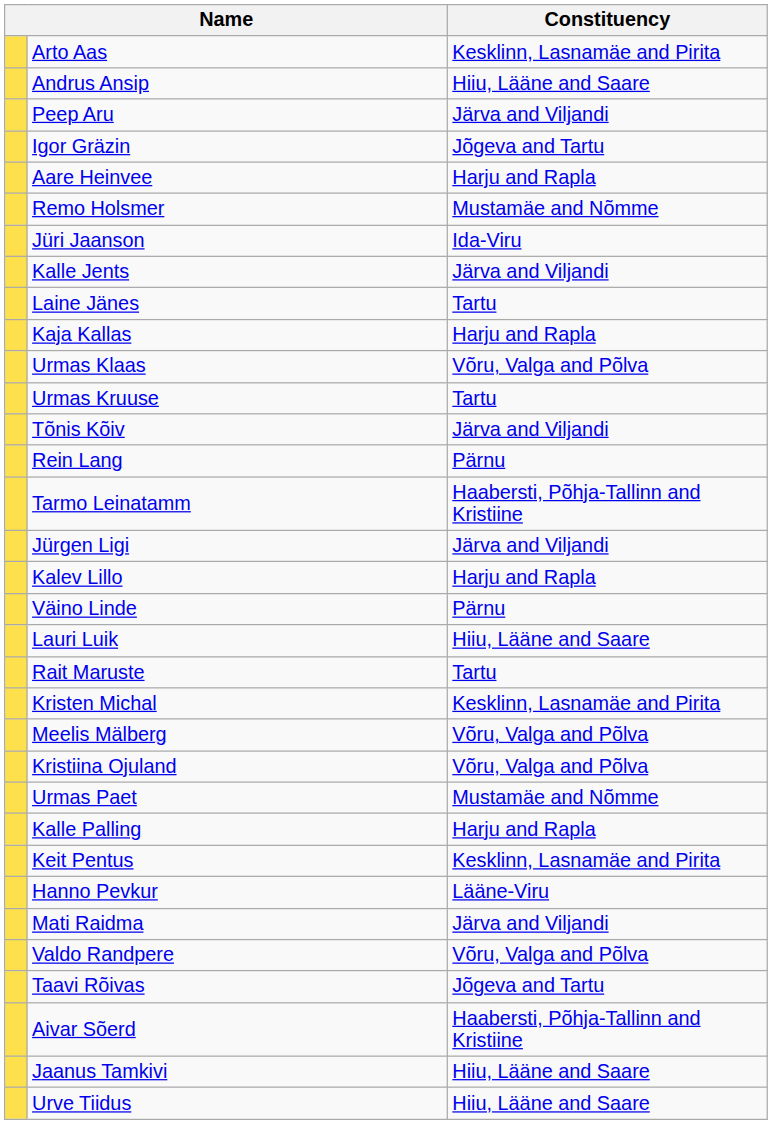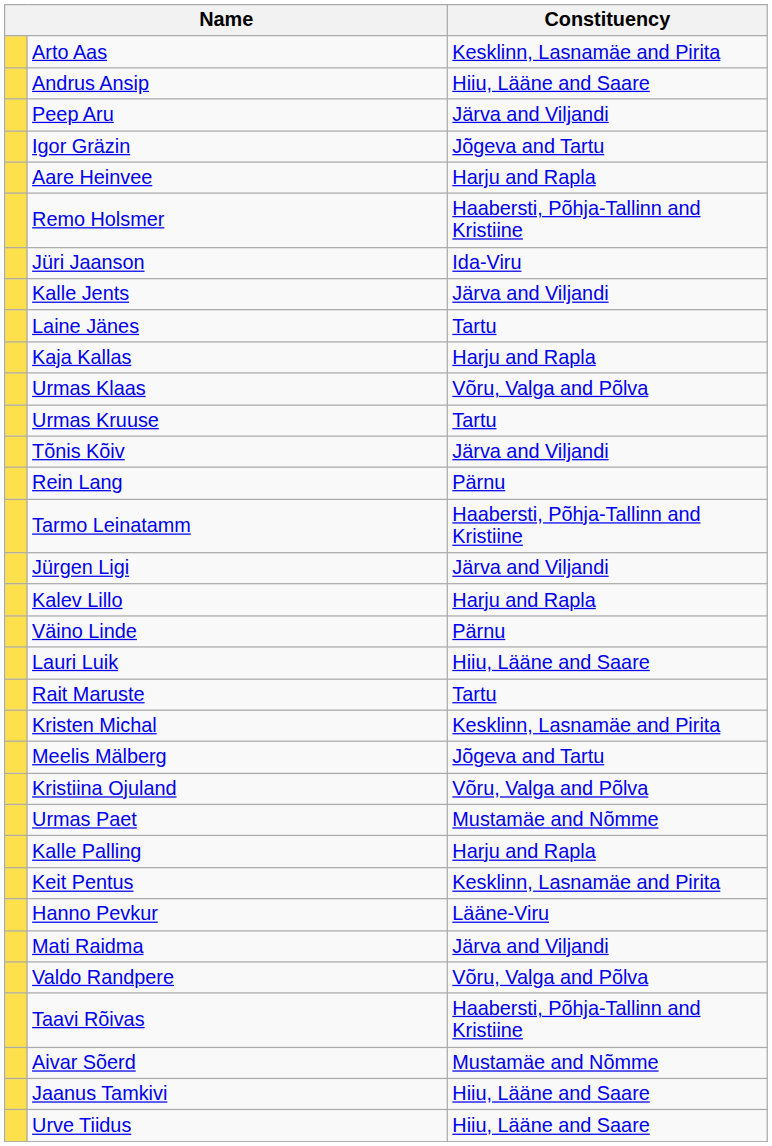(555, 209) Mustamäe and Nõmme -> (576, 220) Haabersti, Põhja-Tallinn and Kristiine
(550, 734) Võru, Valga and Põlva -> (528, 757) Jõgeva and Tartu
(528, 986) Jõgeva and Tartu -> (576, 1019) Haabersti, Põhja-Tallinn and Kristiine
(576, 1029) Haabersti, Põhja-Tallinn and Kristiine -> (555, 1062) Mustamäe and Nõmme
